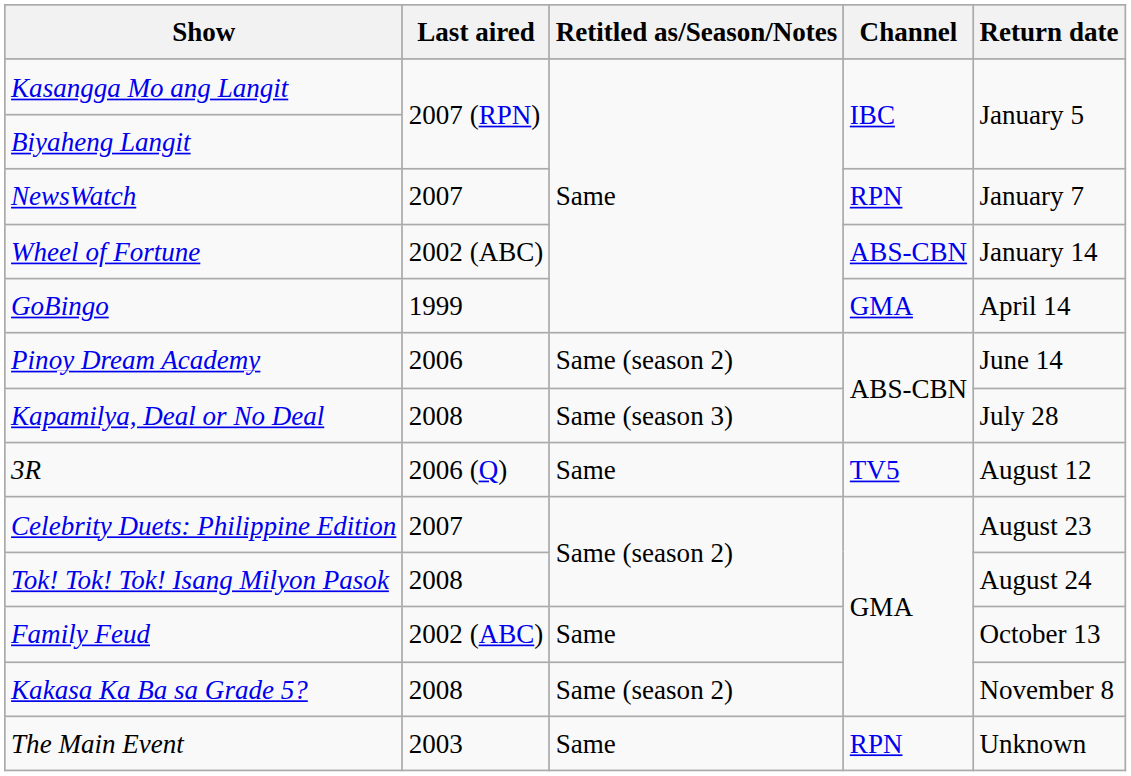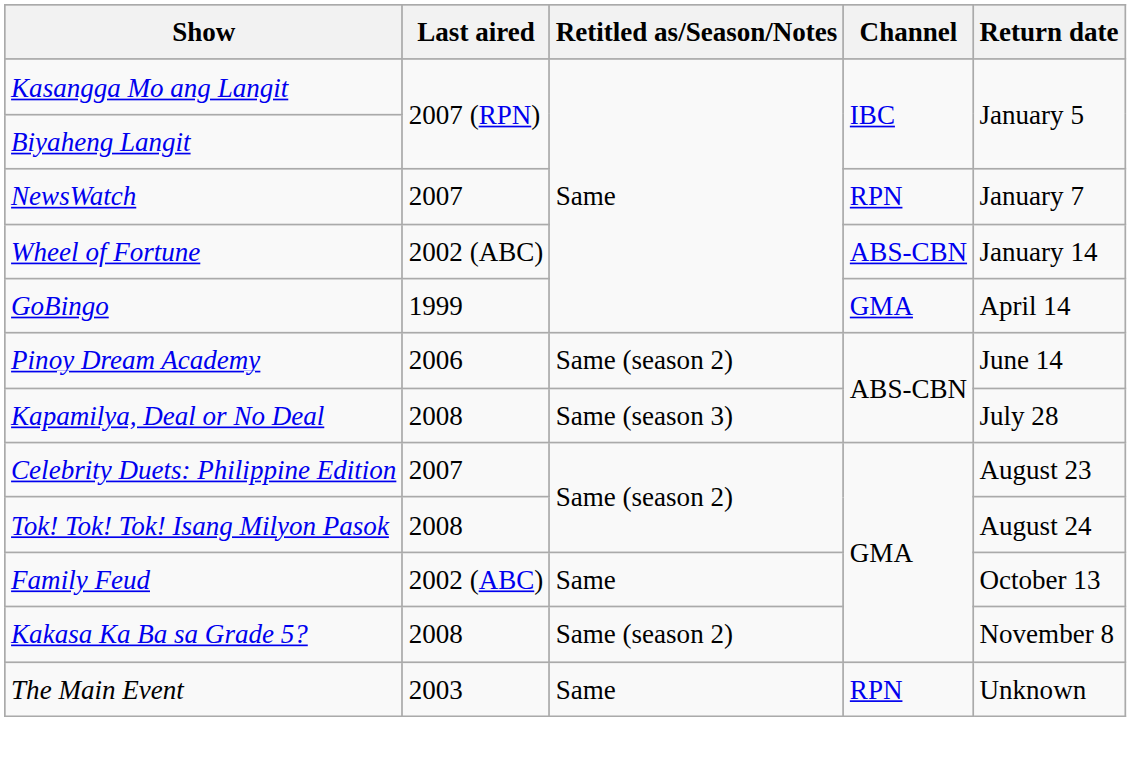- row: (26, 470)
